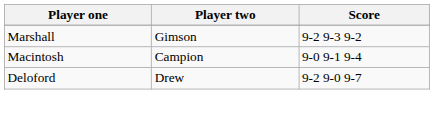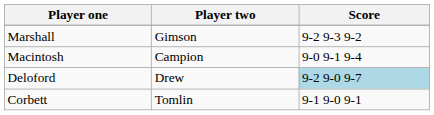(332, 78) no background -> (332, 78) lightblue background
+ row: (27, 99)
